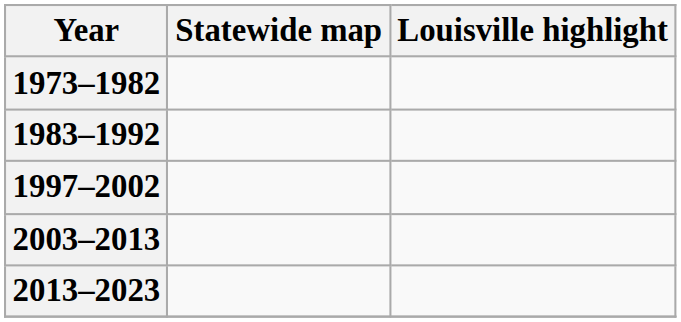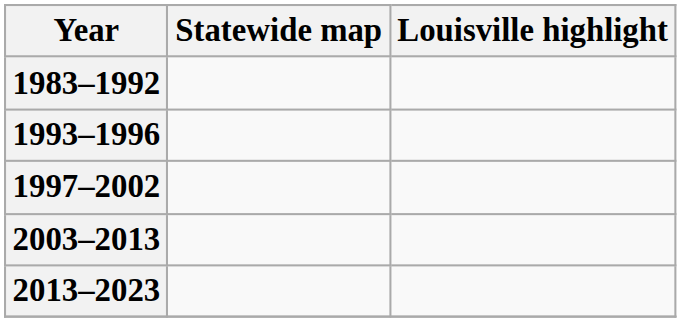- row: (86, 82)
+ row: (86, 134)
